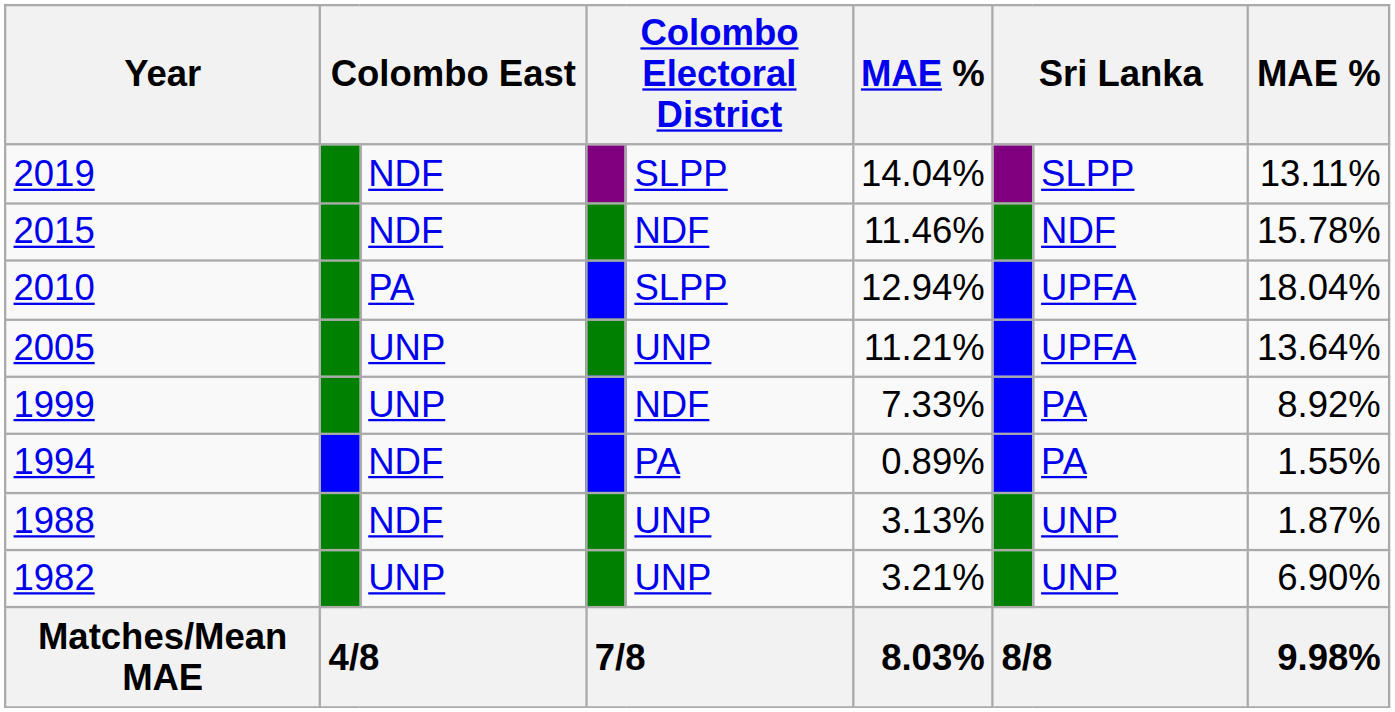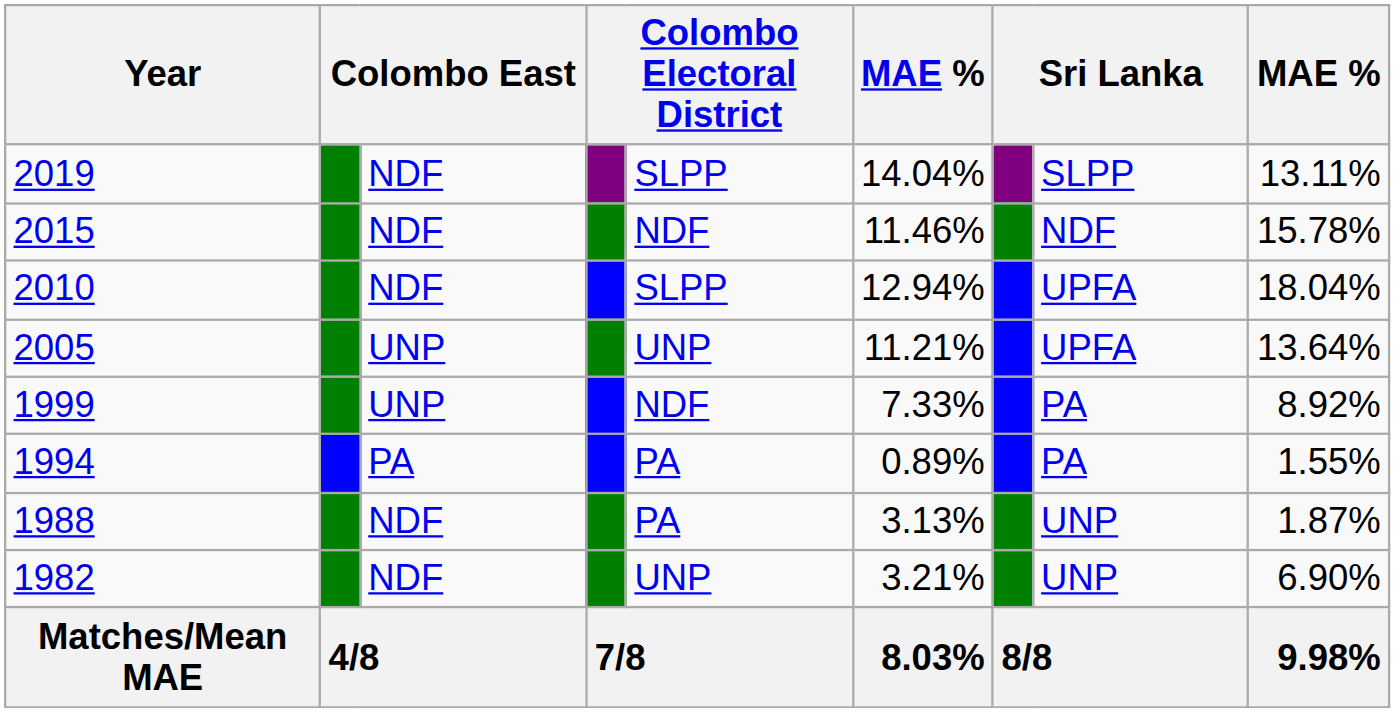(391, 289) PA -> (406, 289) NDF
(406, 462) NDF -> (391, 462) PA
(673, 520) UNP -> (657, 520) PA
(407, 578) UNP -> (406, 578) NDF
